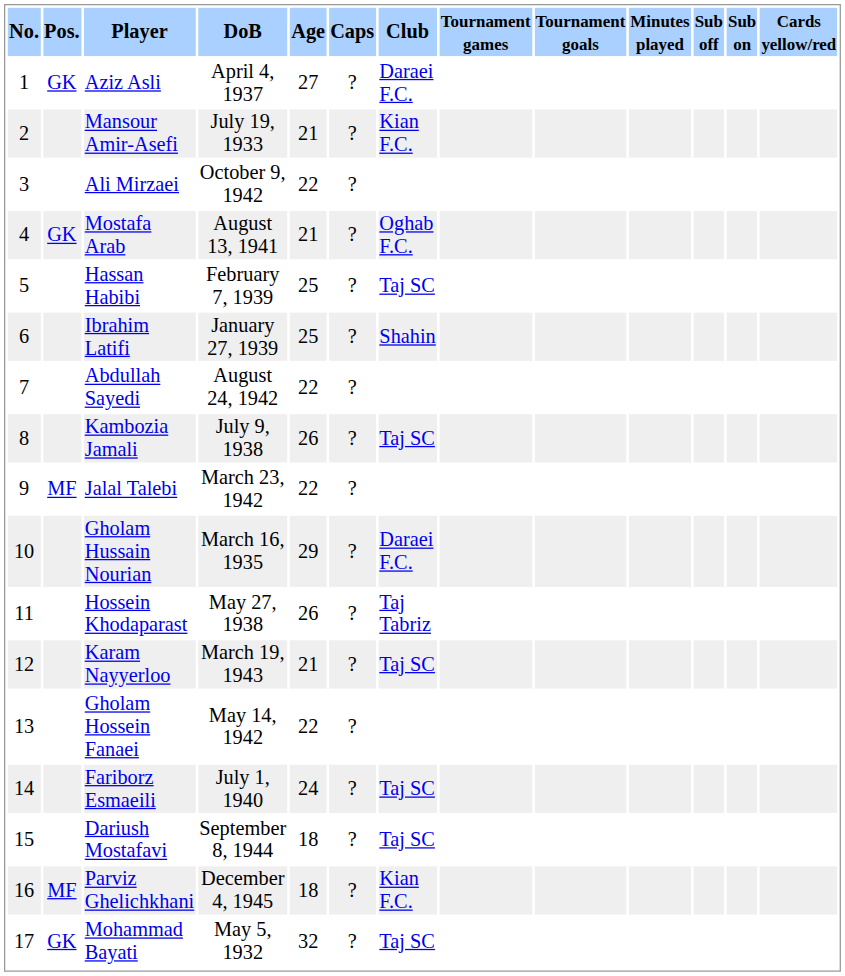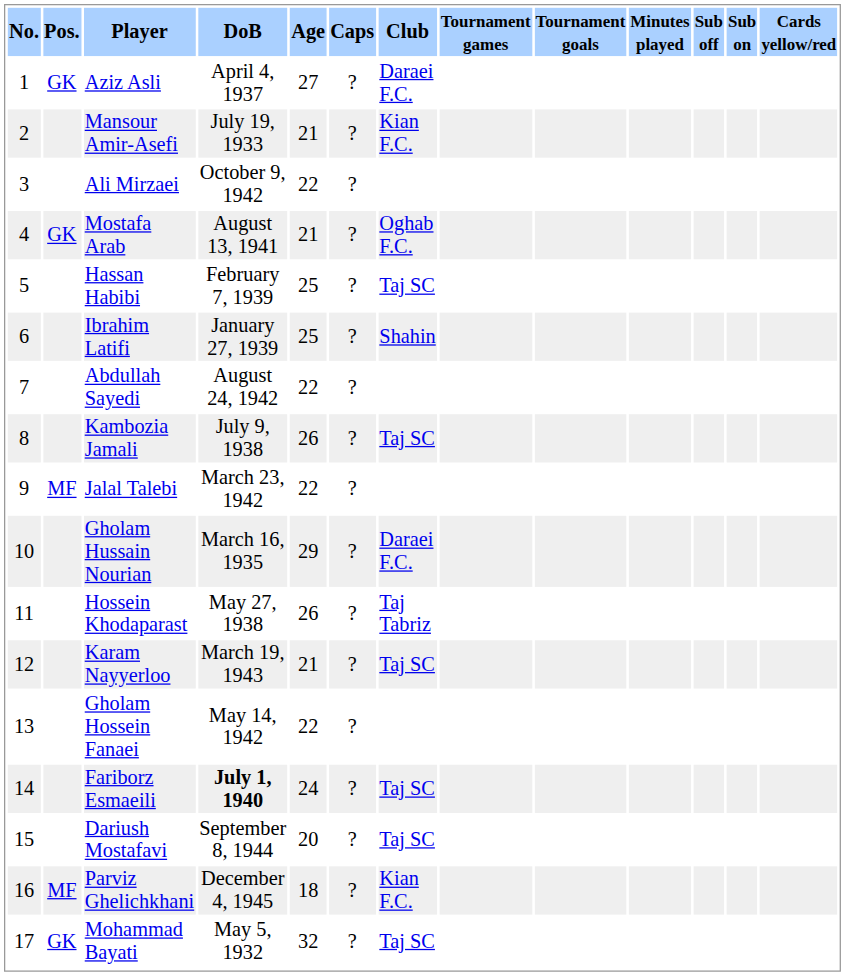(243, 788) normal -> (243, 788) bold
(308, 839) 18 -> (308, 839) 20
